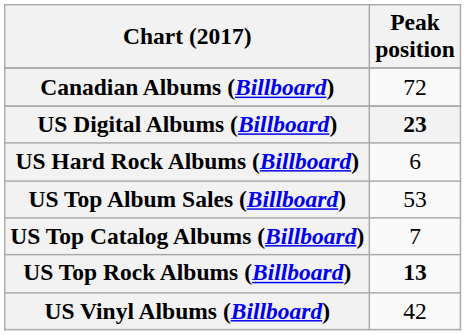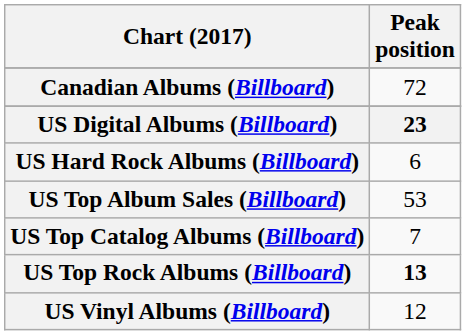(415, 310) 42 -> (415, 310) 12
